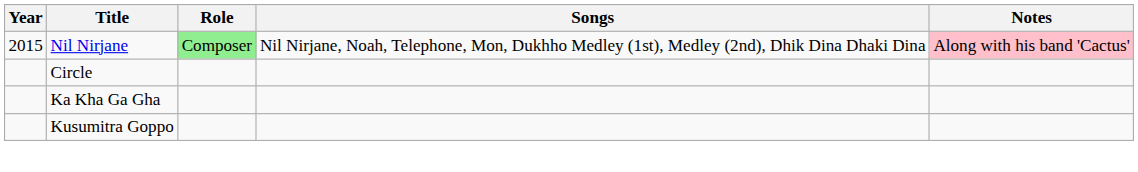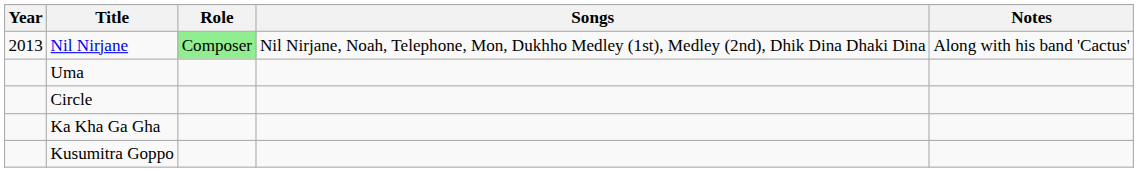(26, 45) 2015 -> (26, 45) 2013
(1032, 45) pink background -> (1032, 45) no background
+ row: (67, 72)
